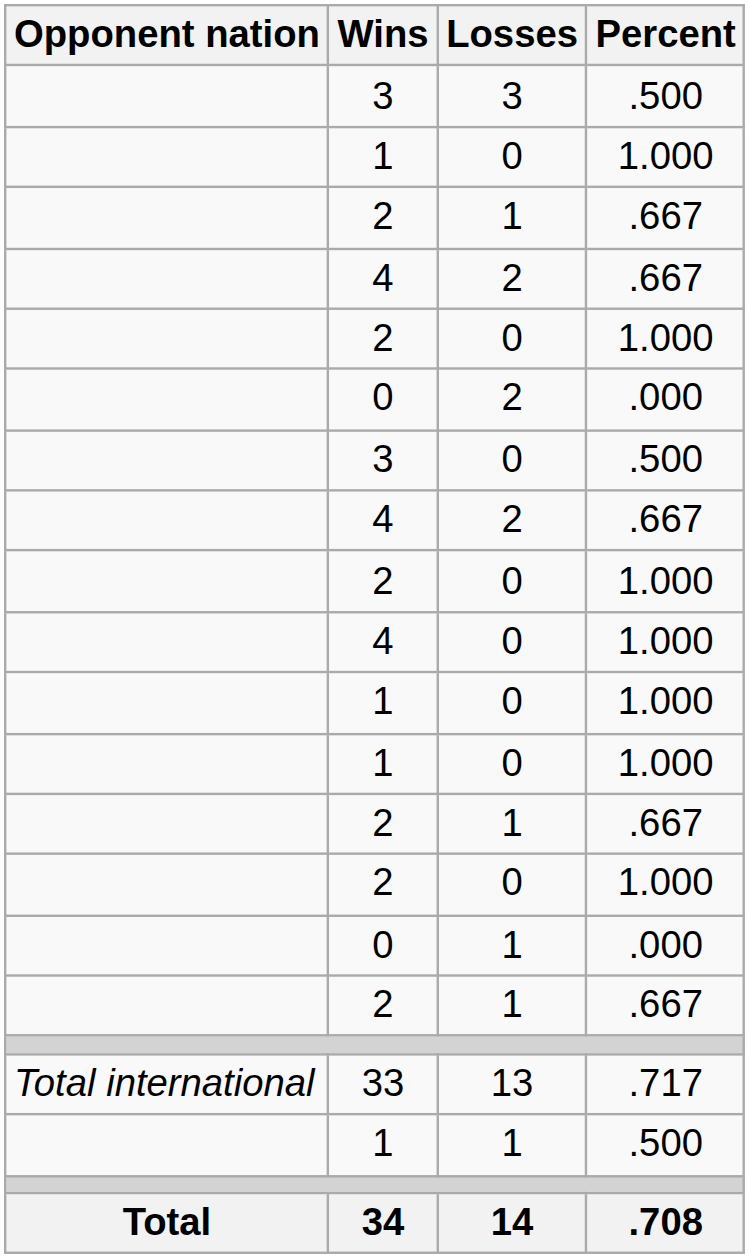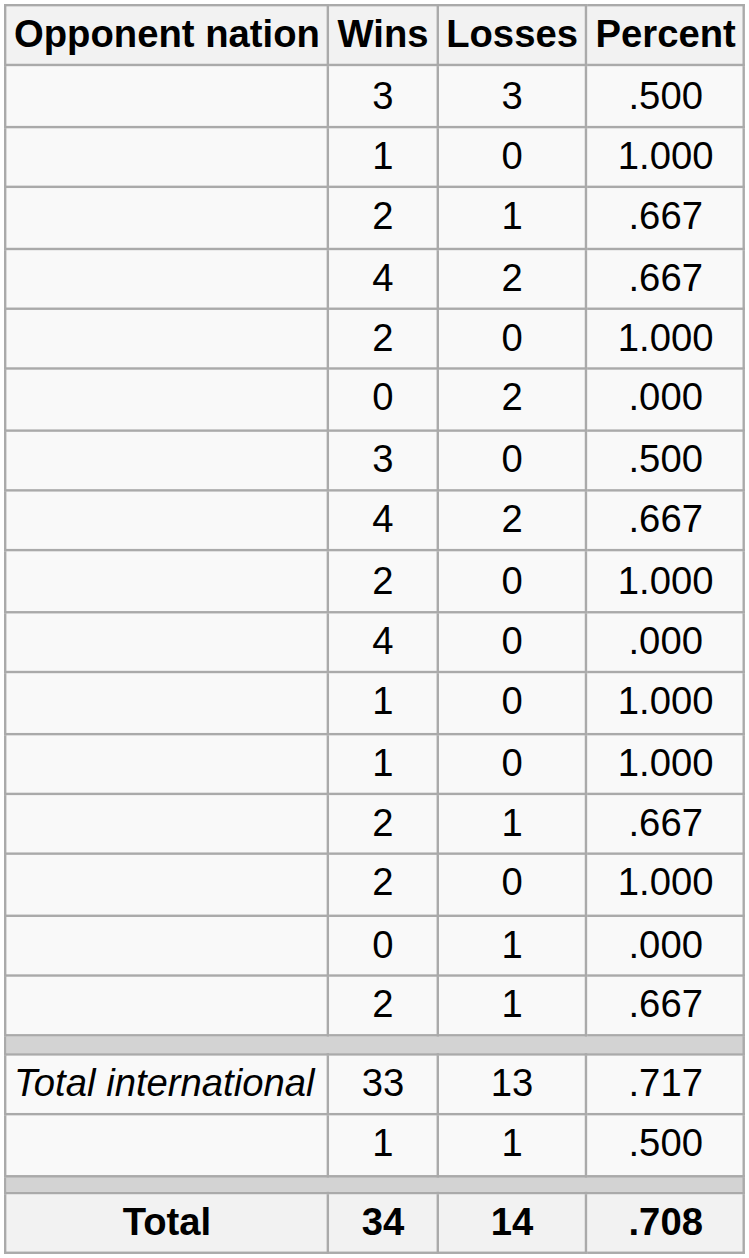(666, 641) 1.000 -> (666, 641) .000
